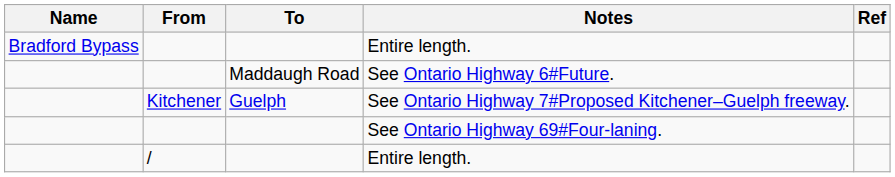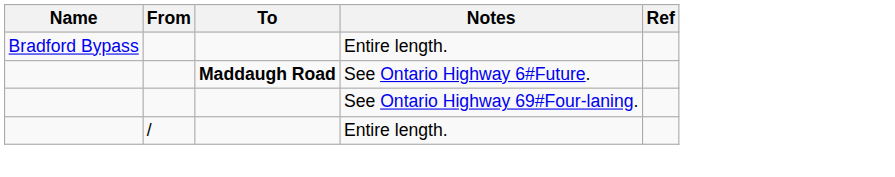(294, 74) normal -> (267, 74) bold
- row: (184, 102)
